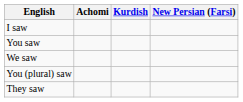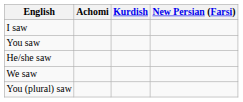+ row: (29, 58)
- row: (25, 89)
